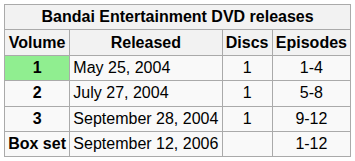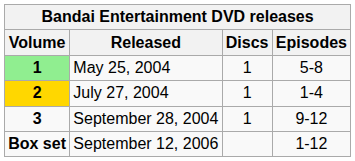(311, 67) 1-4 -> (311, 67) 5-8
(37, 93) no background -> (37, 93) gold background
(311, 93) 5-8 -> (311, 93) 1-4
